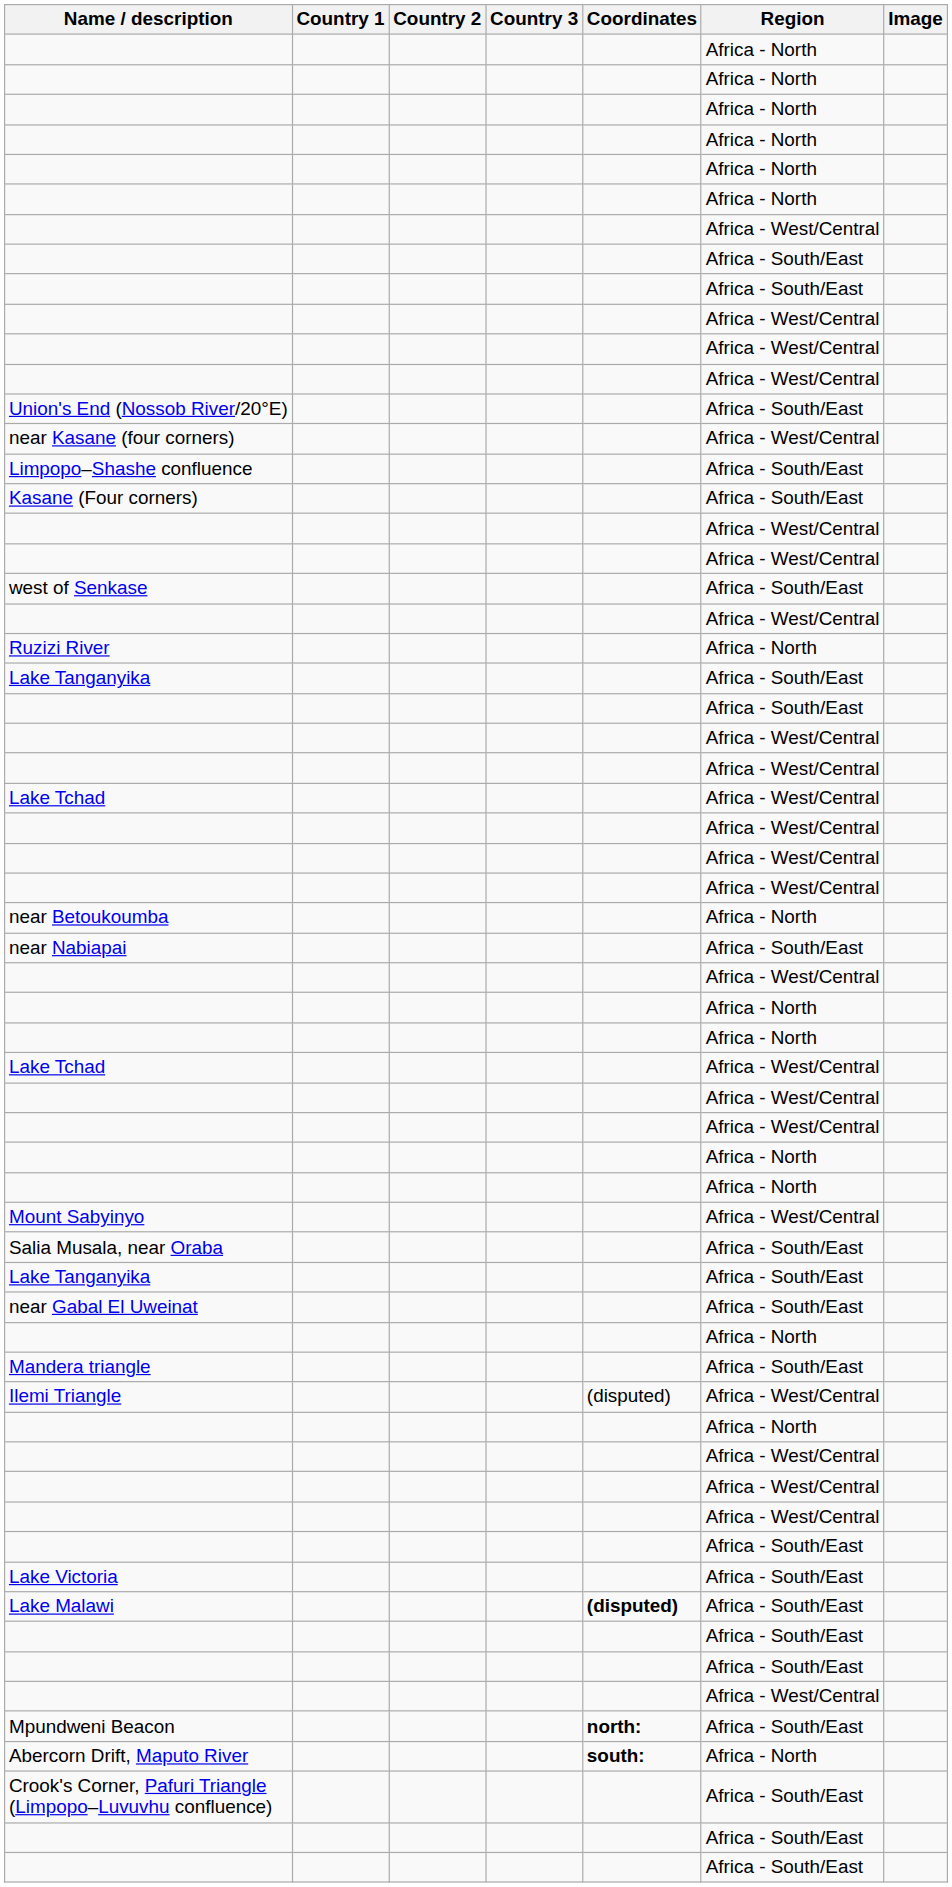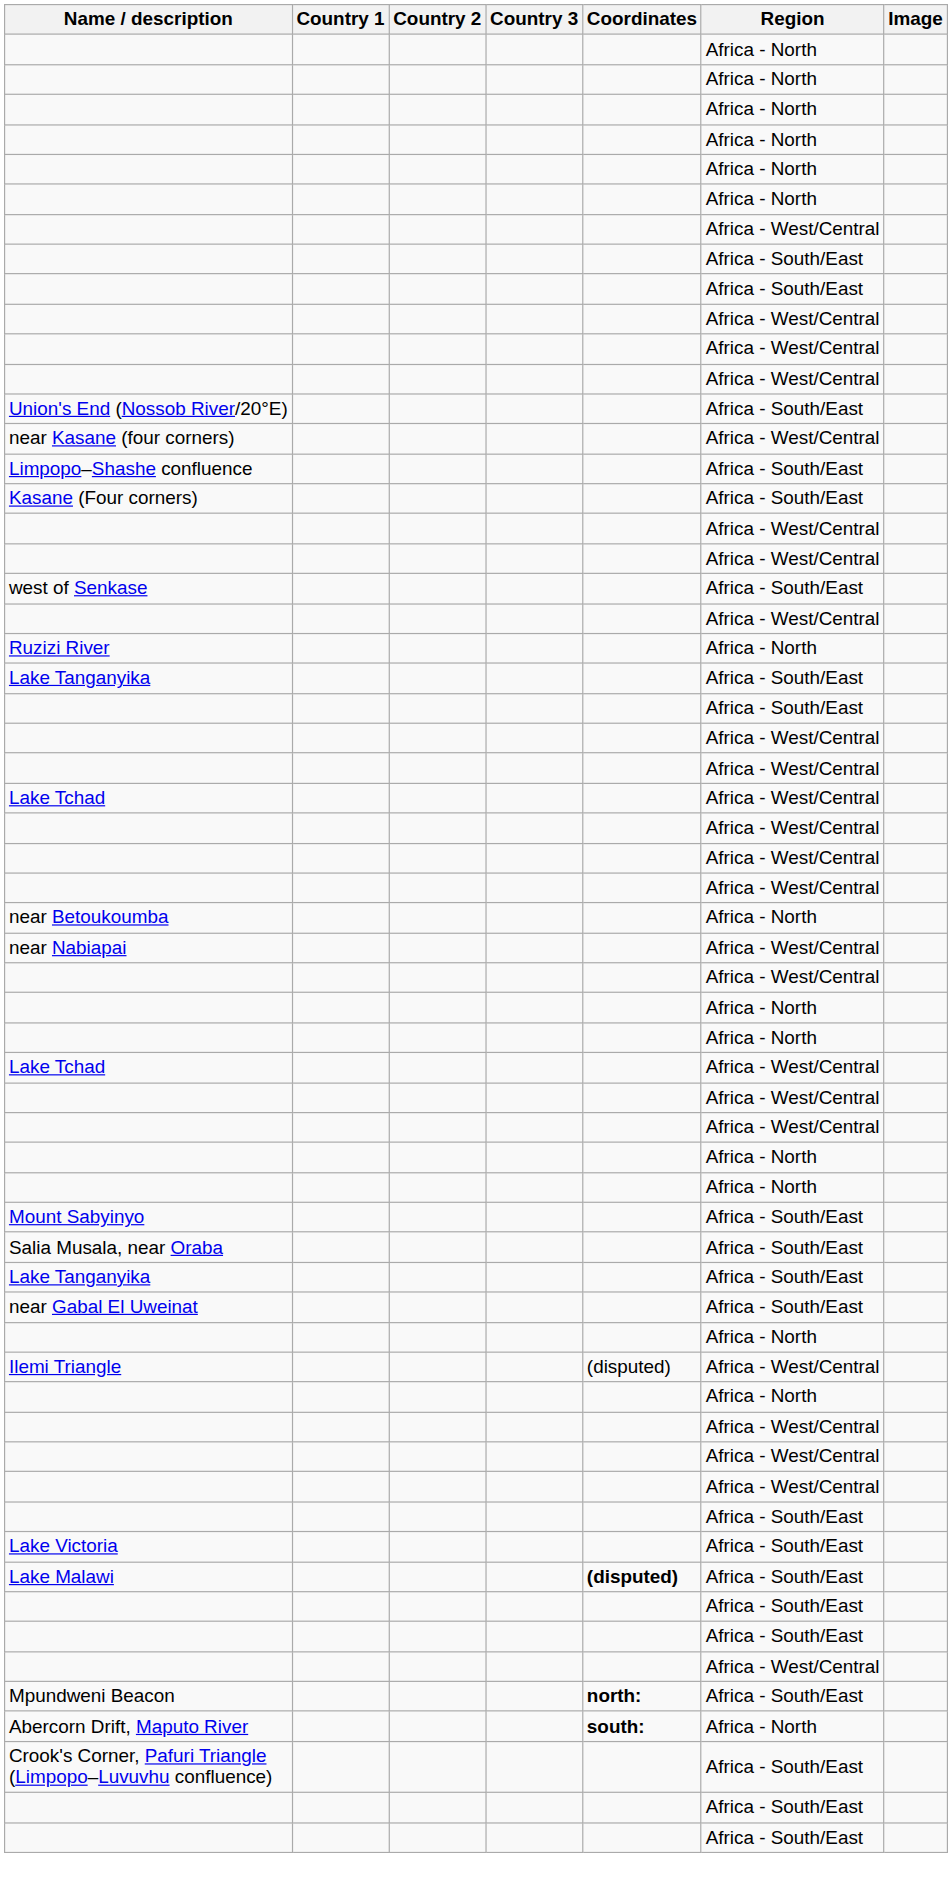(784, 947) Africa - South/East -> (793, 947) Africa - West/Central
(793, 1217) Africa - West/Central -> (784, 1217) Africa - South/East
- row: (80, 1366)
